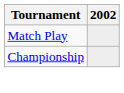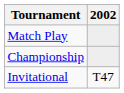+ row: (38, 77)
